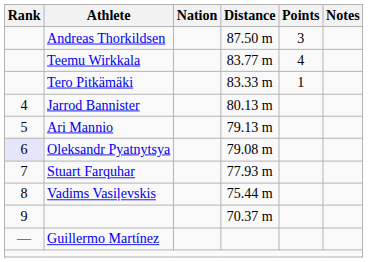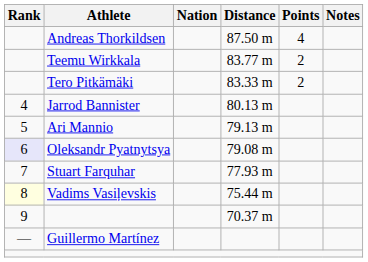(301, 37) 3 -> (301, 37) 4
(301, 60) 4 -> (301, 60) 2
(301, 82) 1 -> (301, 82) 2
(24, 194) no background -> (24, 194) lightyellow background
